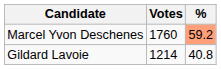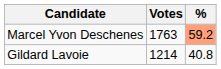(163, 34) 1760 -> (163, 34) 1763
